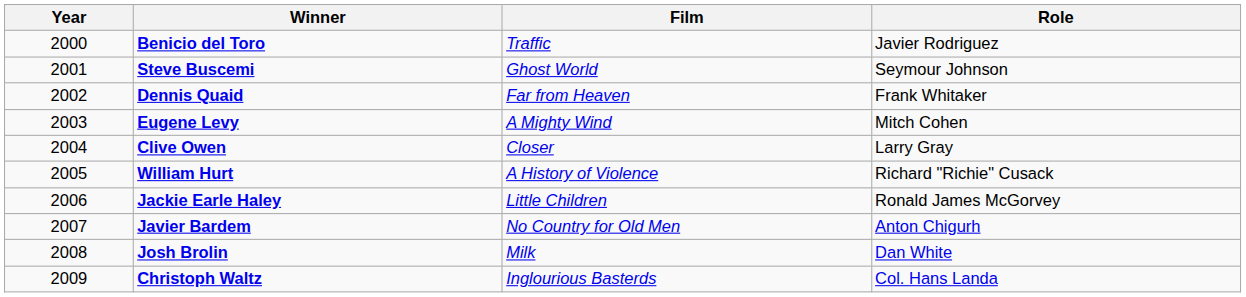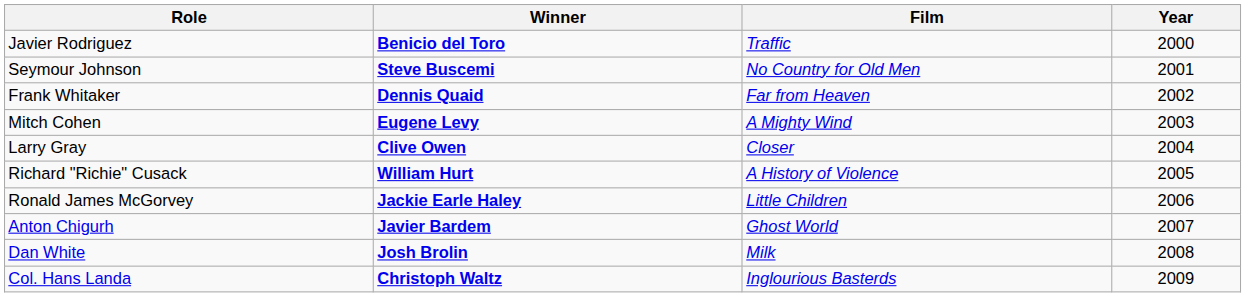columns swapped: (69, 17) <-> (1056, 17)
(552, 69) Ghost World -> (833, 69) No Country for Old Men
(593, 226) No Country for Old Men -> (792, 226) Ghost World
